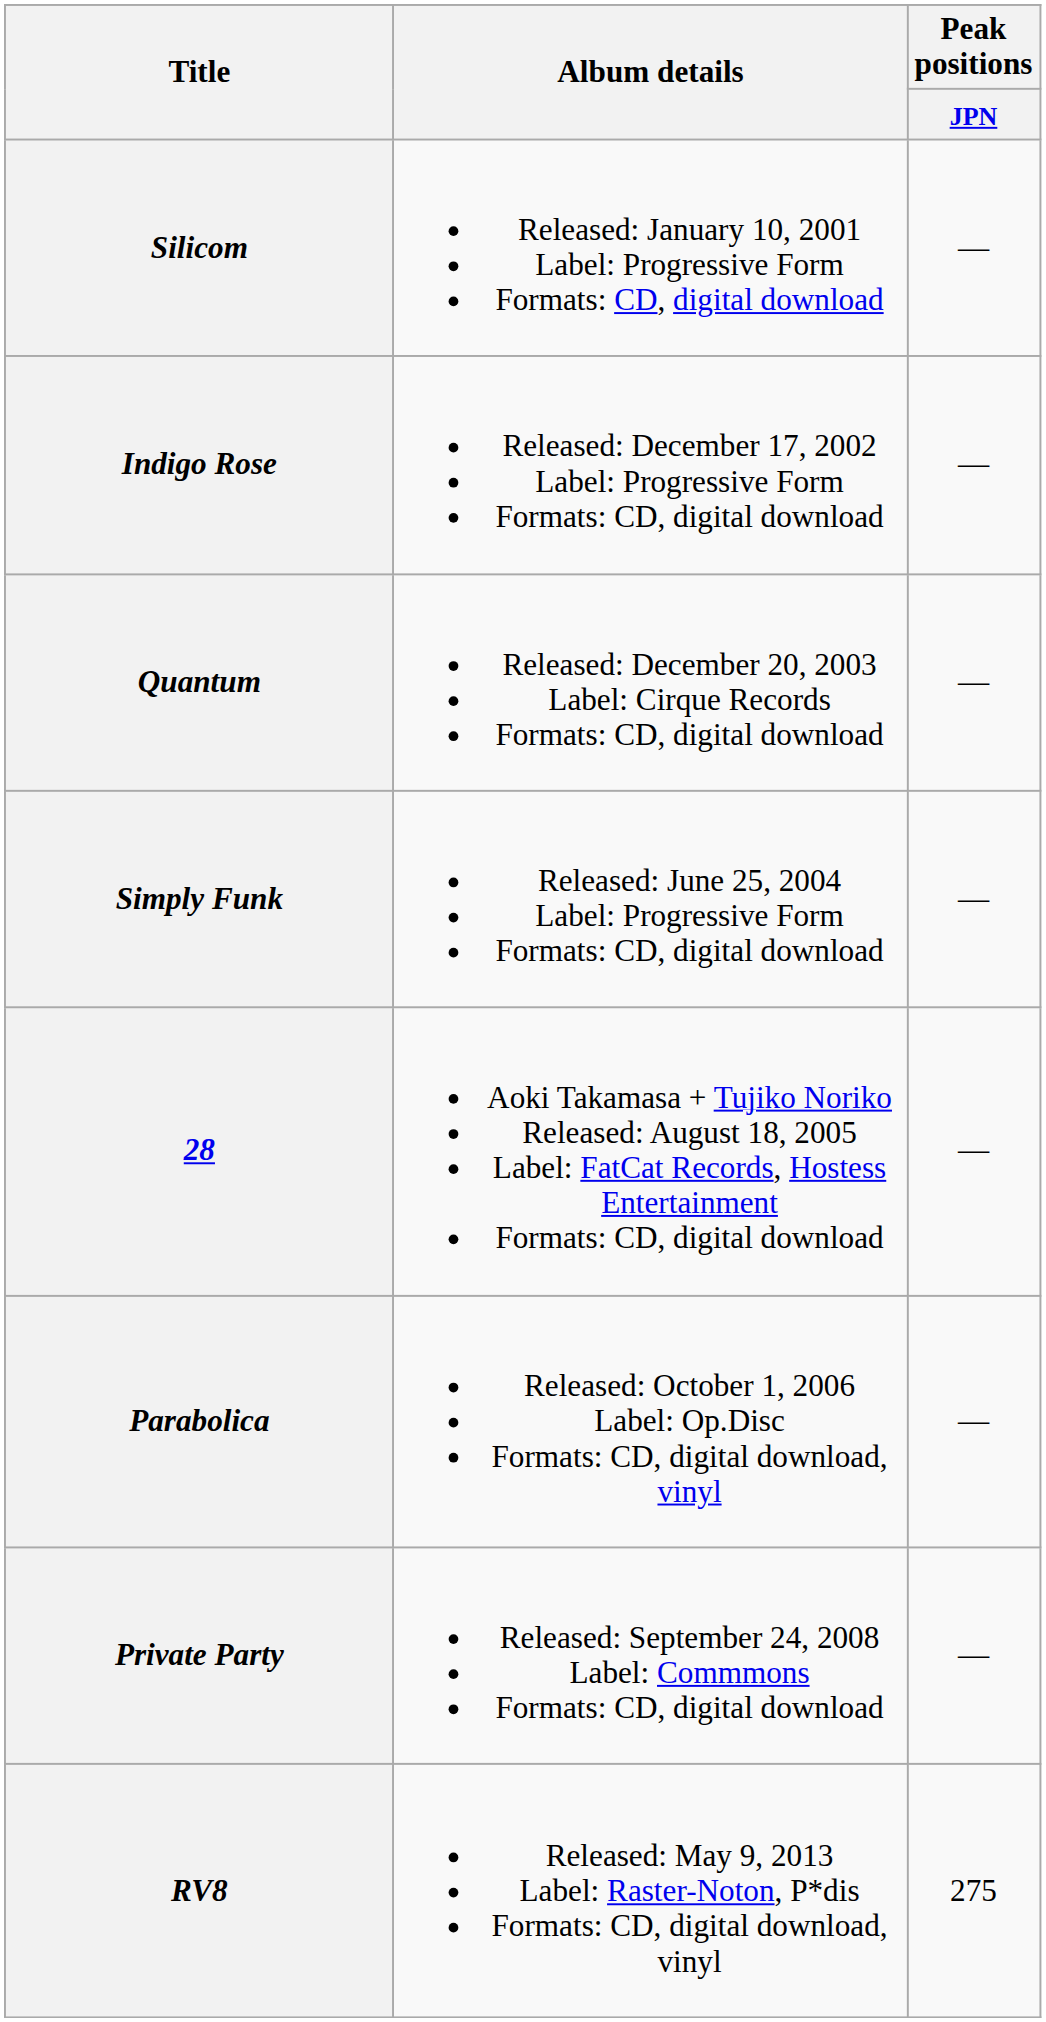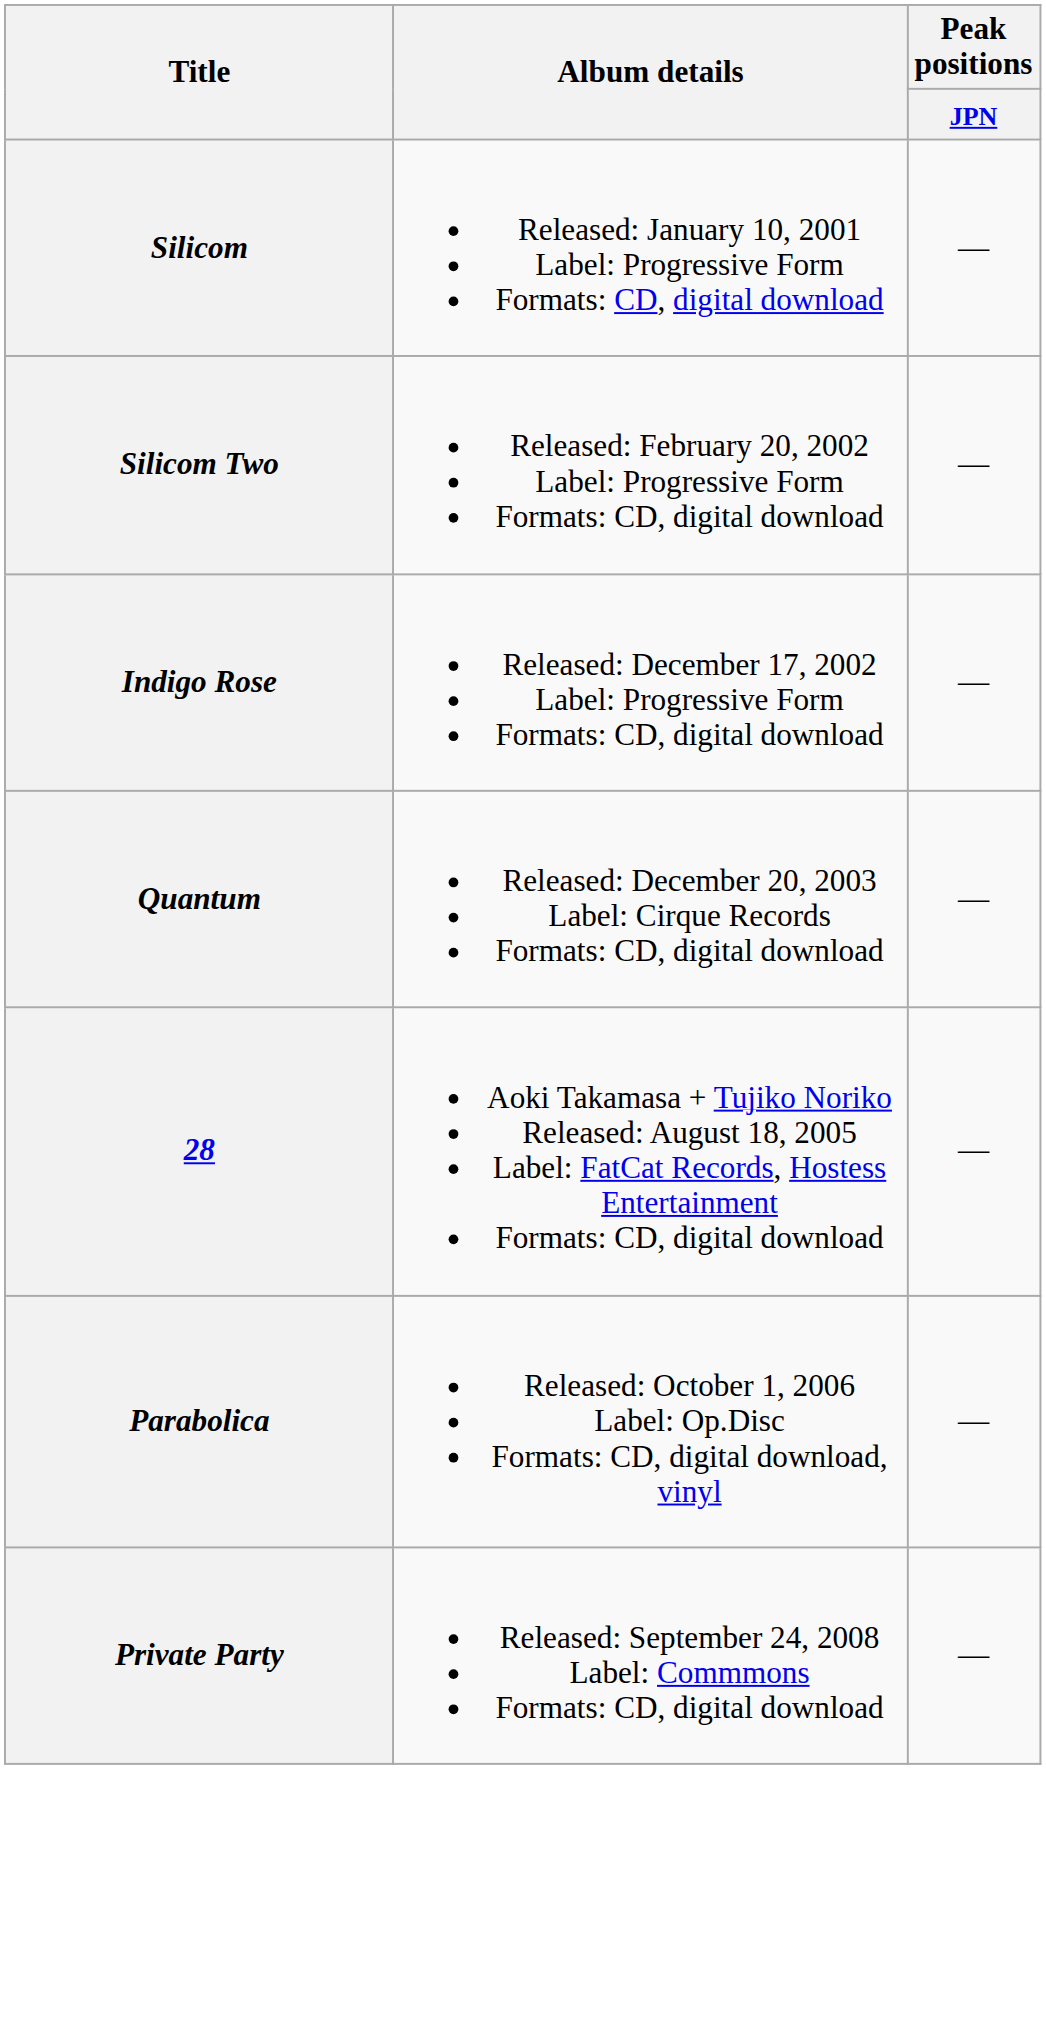+ row: (199, 464)
- row: (199, 898)
- row: (199, 1890)
